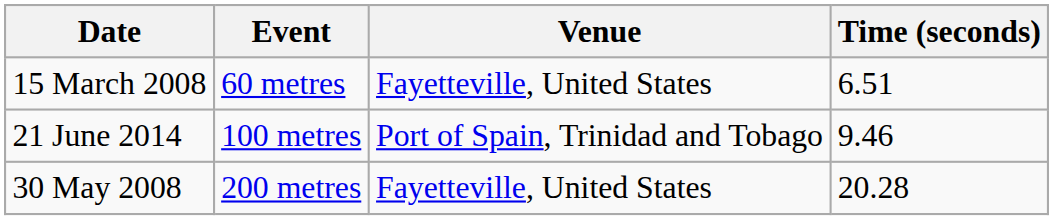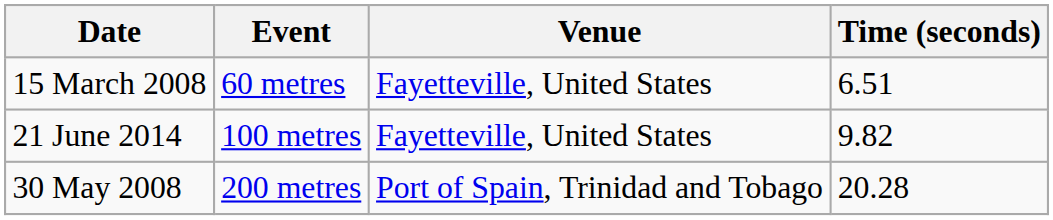(600, 135) Port of Spain, Trinidad and Tobago -> (544, 135) Fayetteville, United States
(866, 135) 9.46 -> (866, 135) 9.82
(544, 188) Fayetteville, United States -> (600, 188) Port of Spain, Trinidad and Tobago
